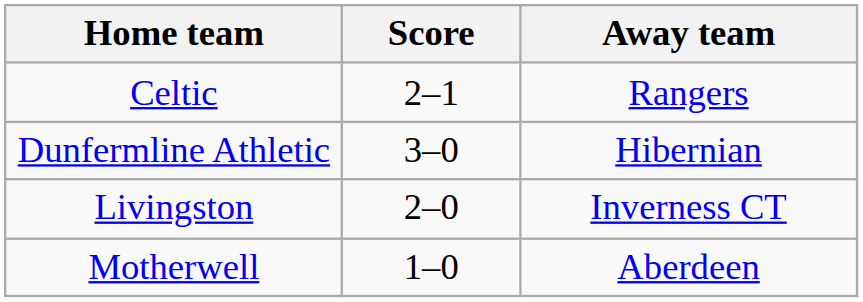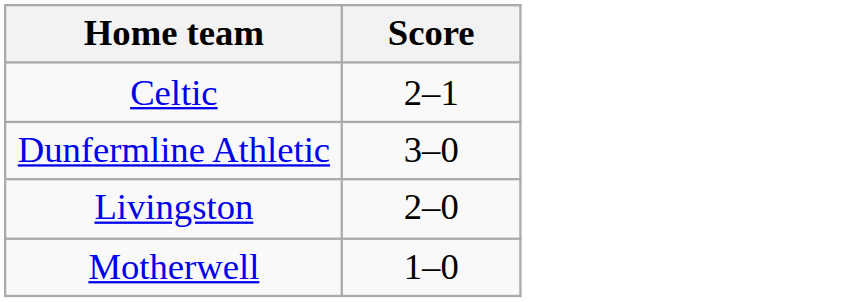- column: (689, 33)
